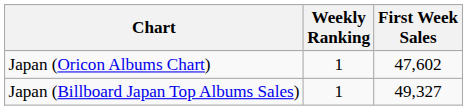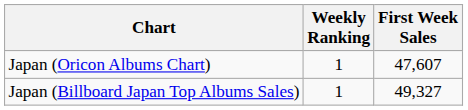(418, 64) 47,602 -> (418, 64) 47,607
